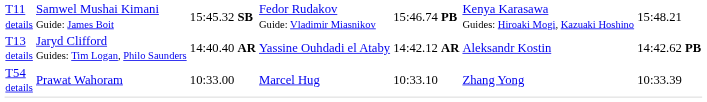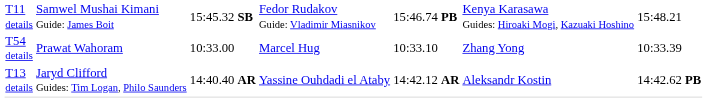rows swapped: (19, 48) <-> (19, 79)
